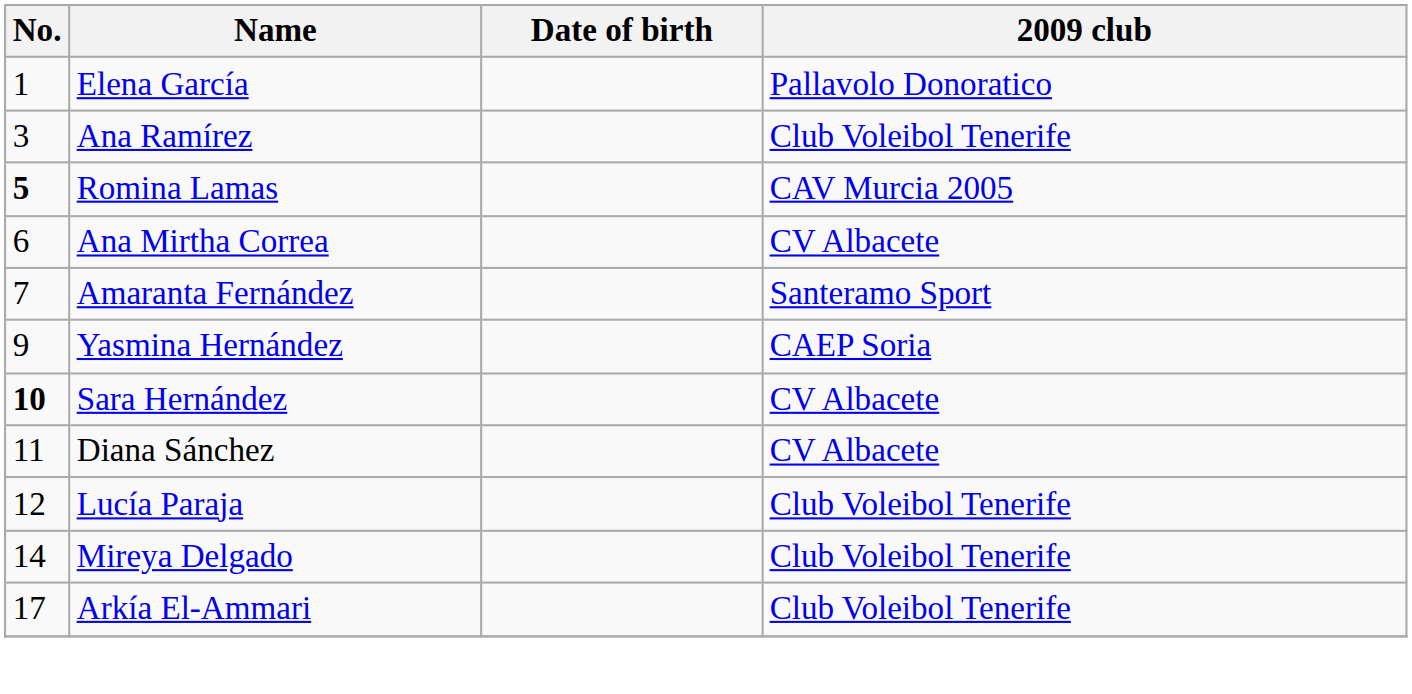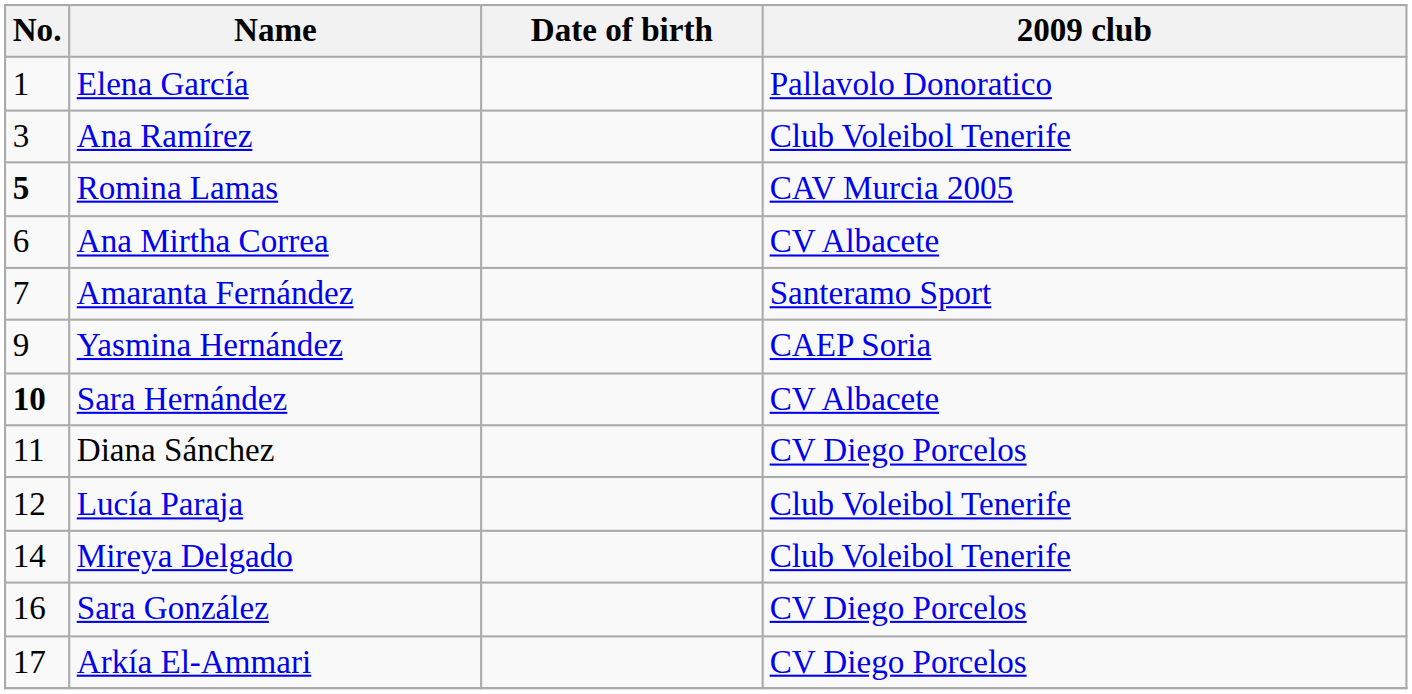(854, 450) CV Albacete -> (898, 450) CV Diego Porcelos
+ row: (173, 608)
(920, 608) Club Voleibol Tenerife -> (898, 661) CV Diego Porcelos
